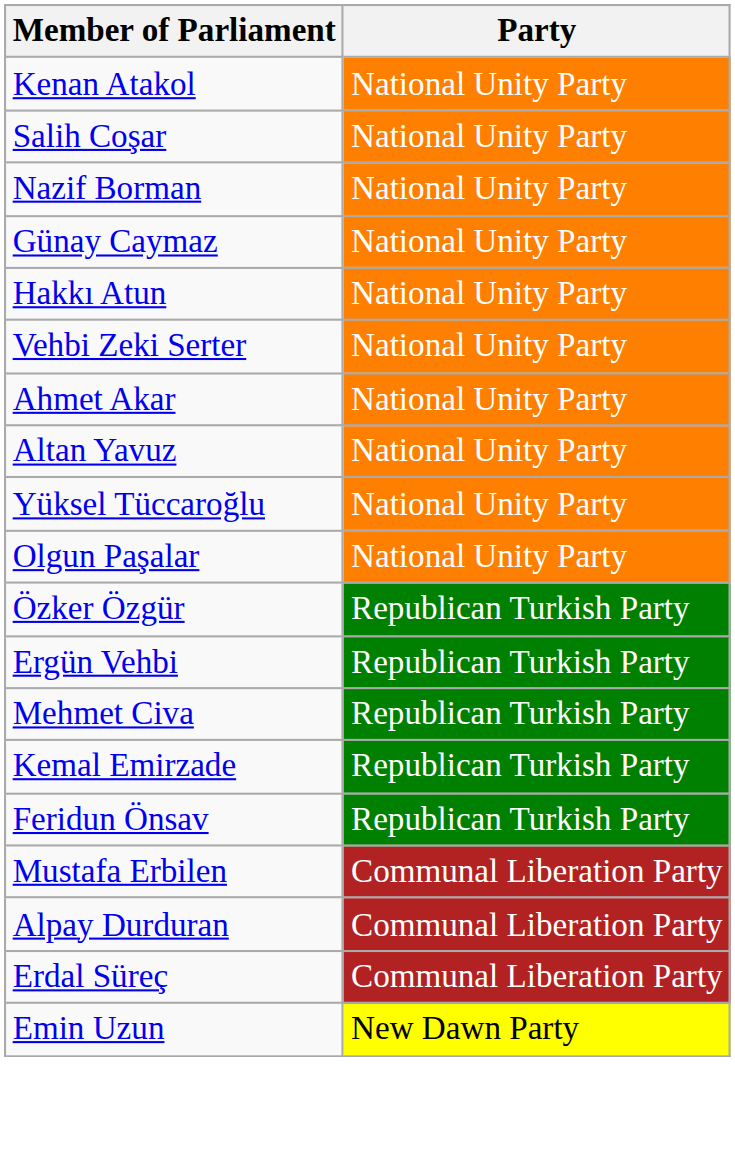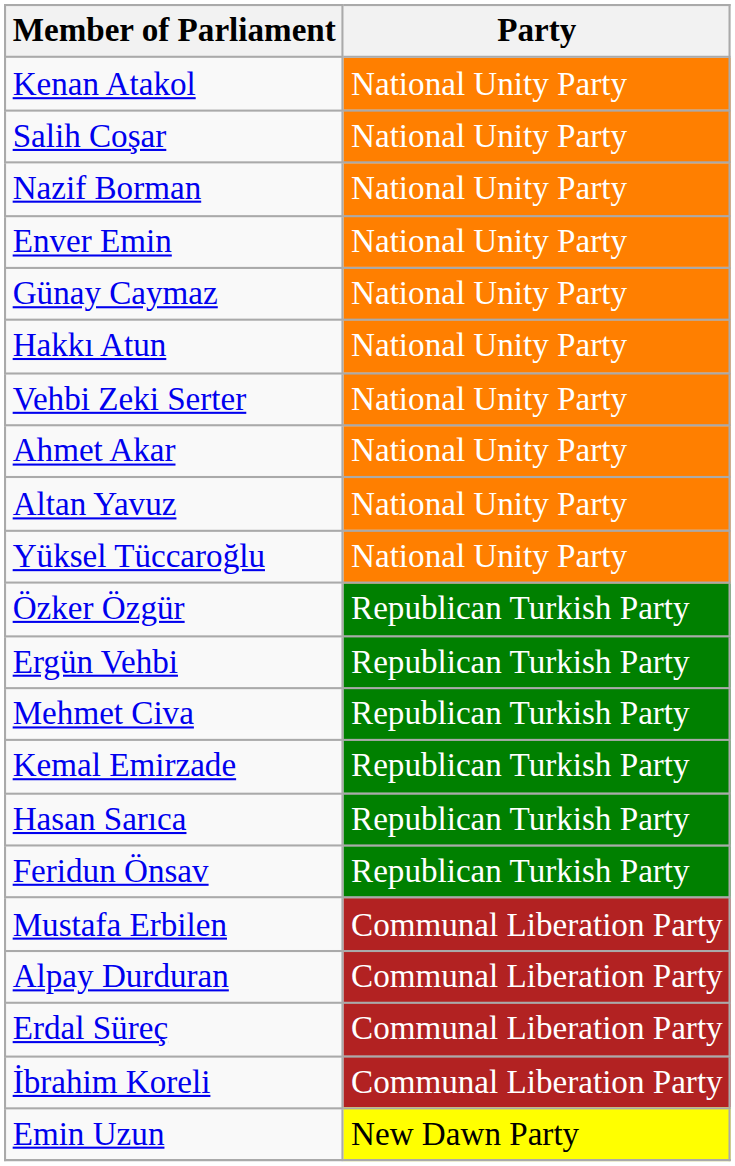+ row: (92, 240)
- row: (106, 556)
+ row: (100, 818)
+ row: (112, 1081)
